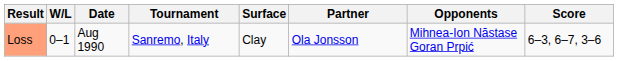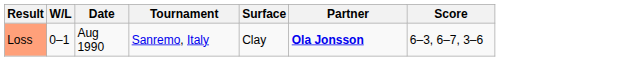- column: (466, 14)
(325, 39) normal -> (328, 39) bold
